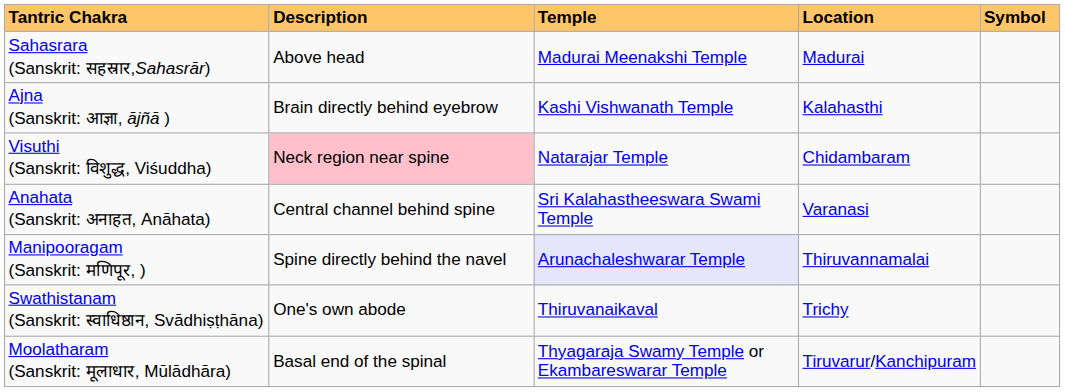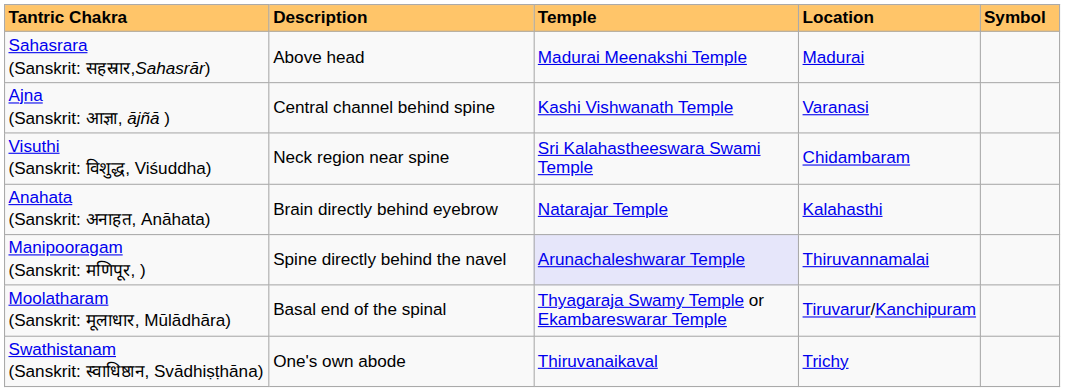(385, 107) Brain directly behind eyebrow -> (384, 107) Central channel behind spine
(843, 107) Kalahasthi -> (836, 107) Varanasi
(361, 158) pink background -> (361, 158) no background
(603, 158) Natarajar Temple -> (649, 158) Sri Kalahastheeswara Swami Temple
(384, 209) Central channel behind spine -> (385, 209) Brain directly behind eyebrow
(649, 209) Sri Kalahastheeswara Swami Temple -> (603, 209) Natarajar Temple
(836, 209) Varanasi -> (843, 209) Kalahasthi
rows swapped: (136, 309) <-> (120, 360)
